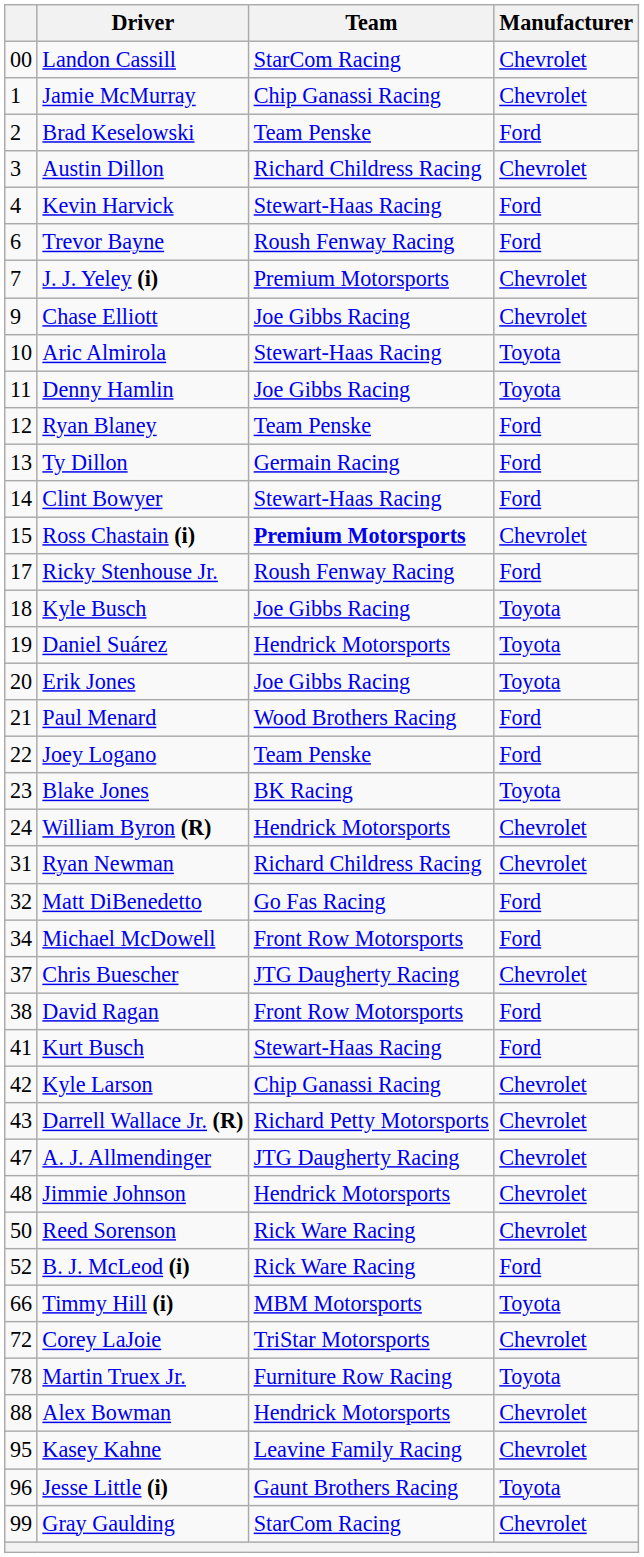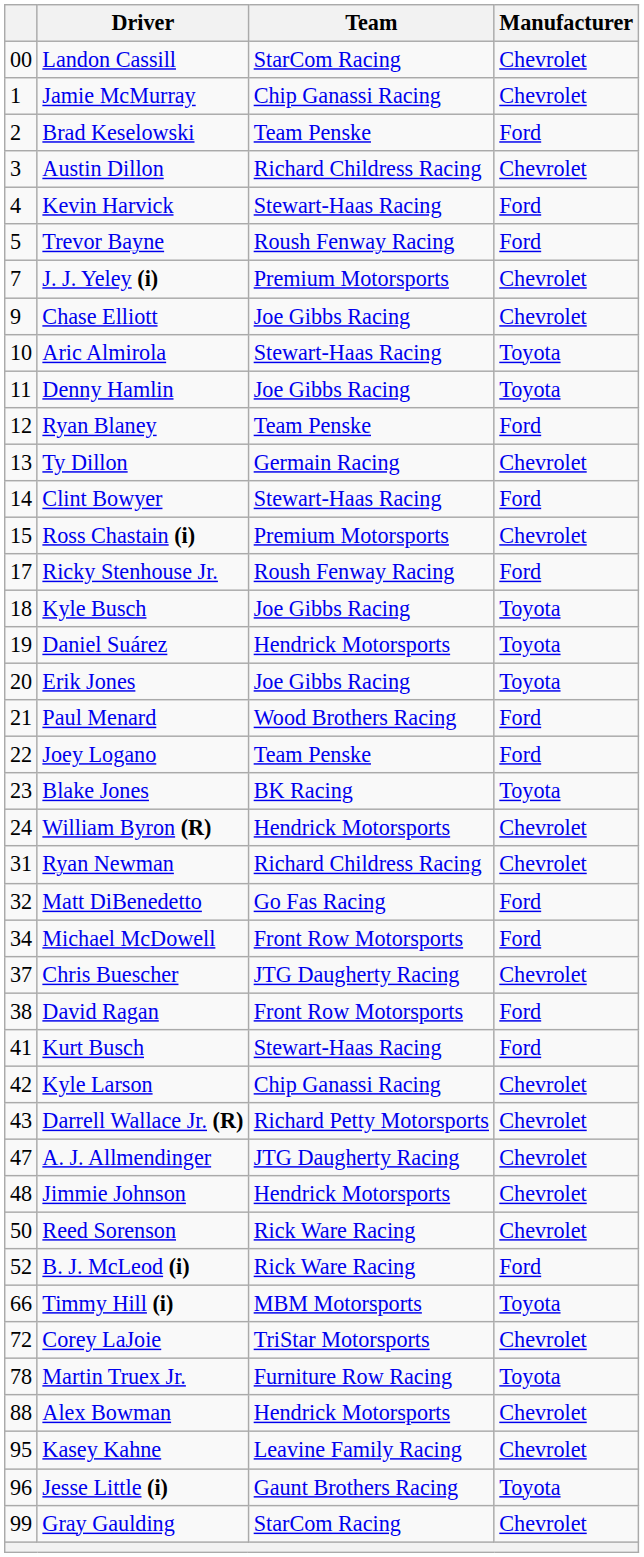(15, 242) 6 -> (15, 242) 5
(520, 462) Ford -> (543, 462) Chevrolet
(360, 535) bold -> (351, 535) normal
